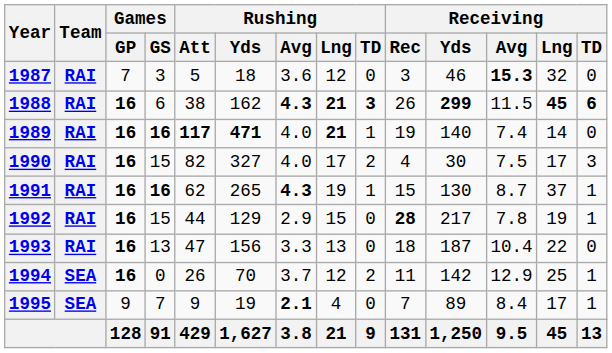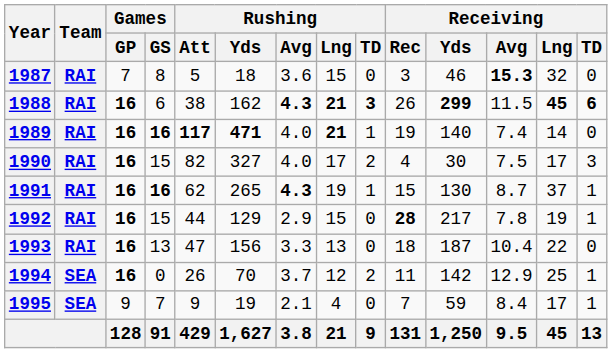(160, 76) 3 -> (160, 76) 8
(336, 76) 12 -> (336, 76) 15
(296, 305) bold -> (296, 305) normal
(456, 305) 89 -> (456, 305) 59
